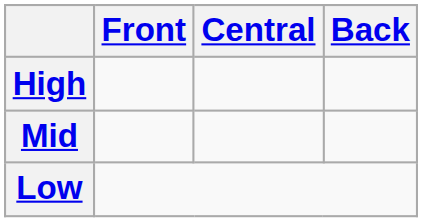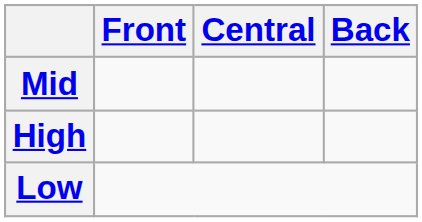rows swapped: (49, 83) <-> (49, 135)
